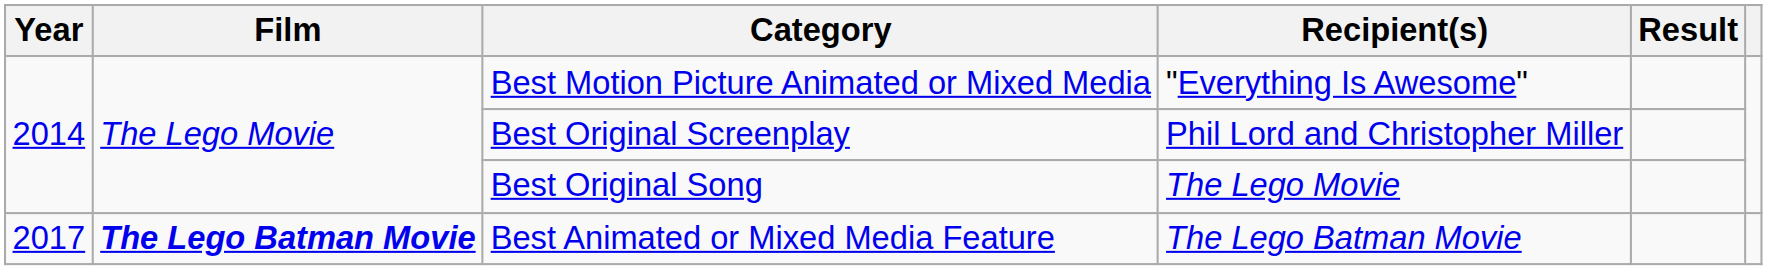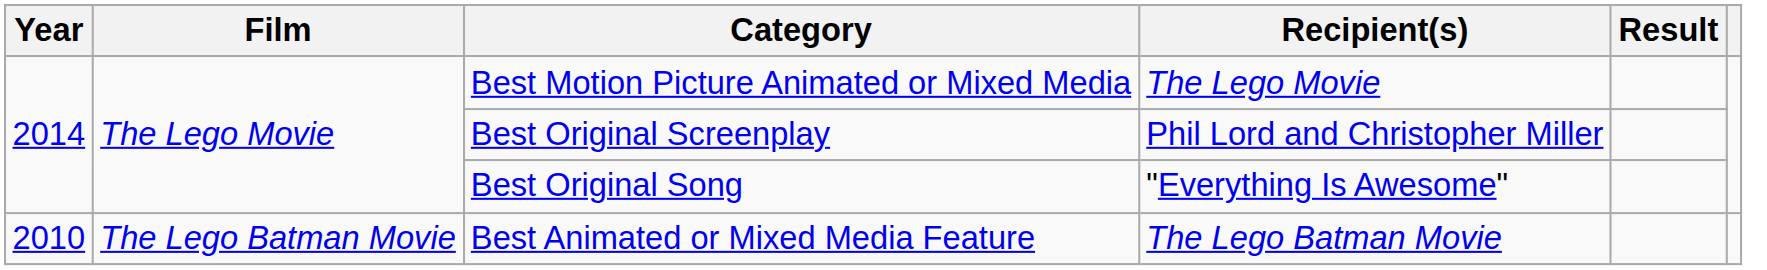(1347, 82) "Everything Is Awesome" -> (1263, 82) The Lego Movie
(1283, 185) The Lego Movie -> (1327, 185) "Everything Is Awesome"
(49, 237) 2017 -> (49, 237) 2010
(288, 237) bold -> (278, 237) normal
